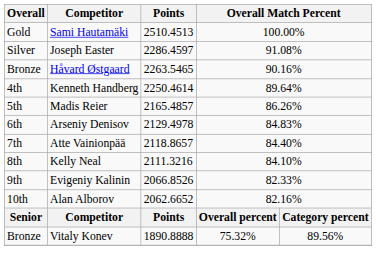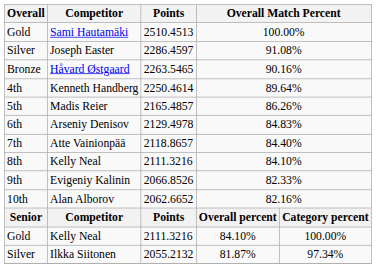+ row: (19, 236)
+ row: (21, 254)
- row: (24, 236)
